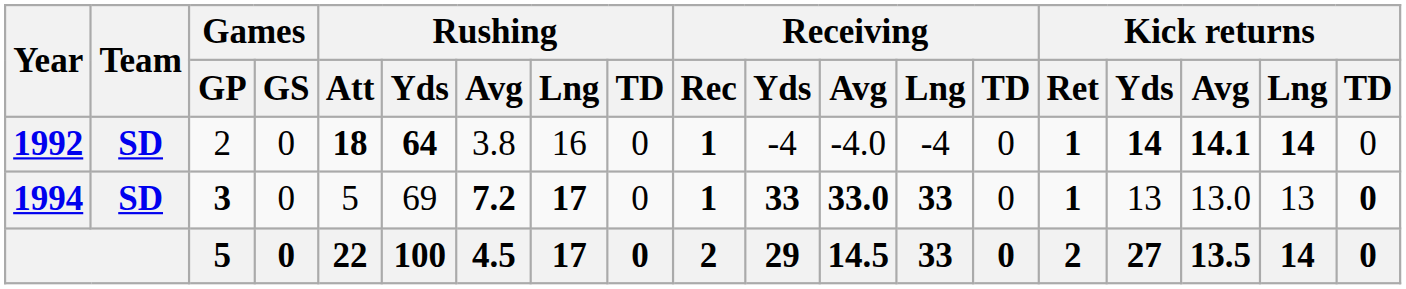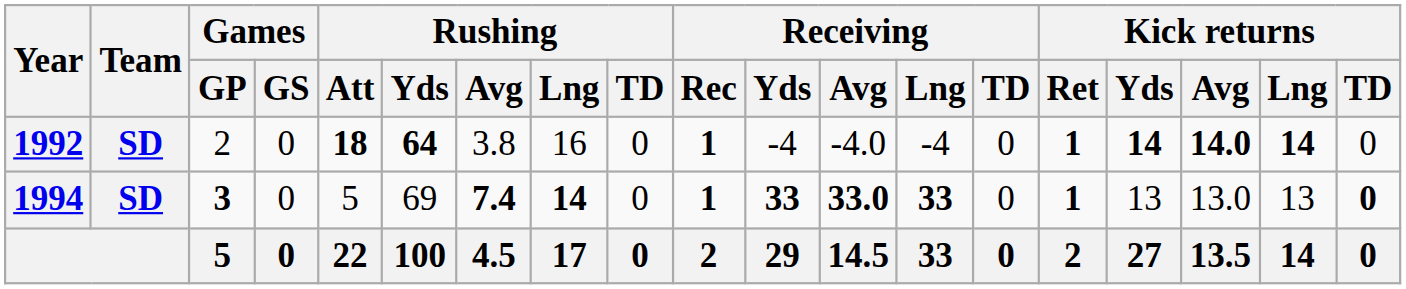(1220, 143) 14.1 -> (1220, 143) 14.0
(494, 198) 7.2 -> (494, 198) 7.4
(569, 198) 17 -> (569, 198) 14
